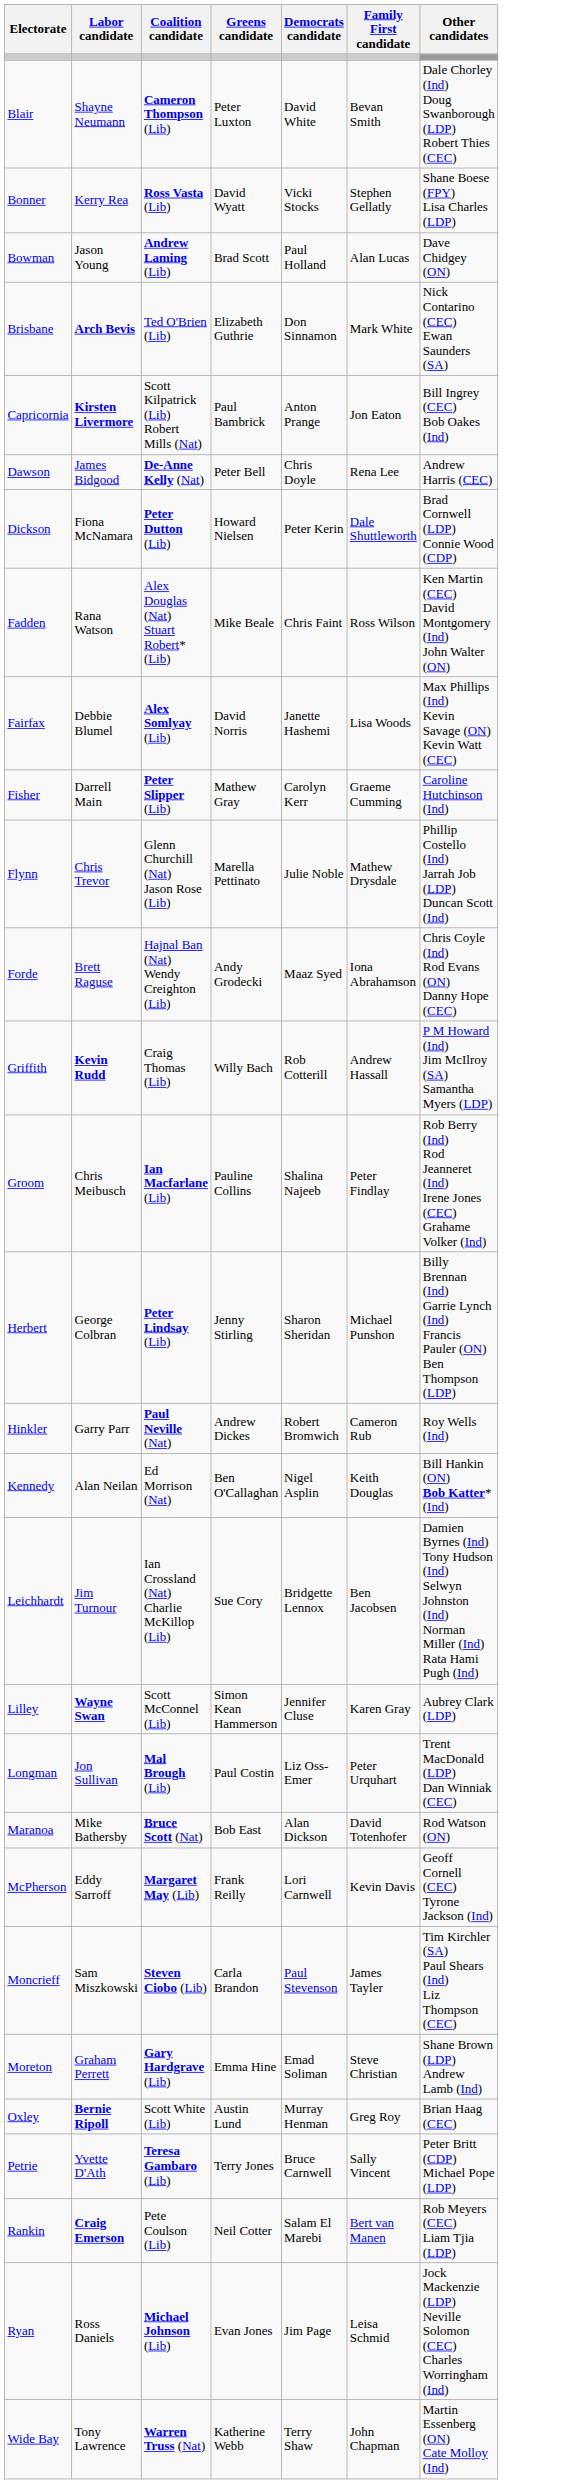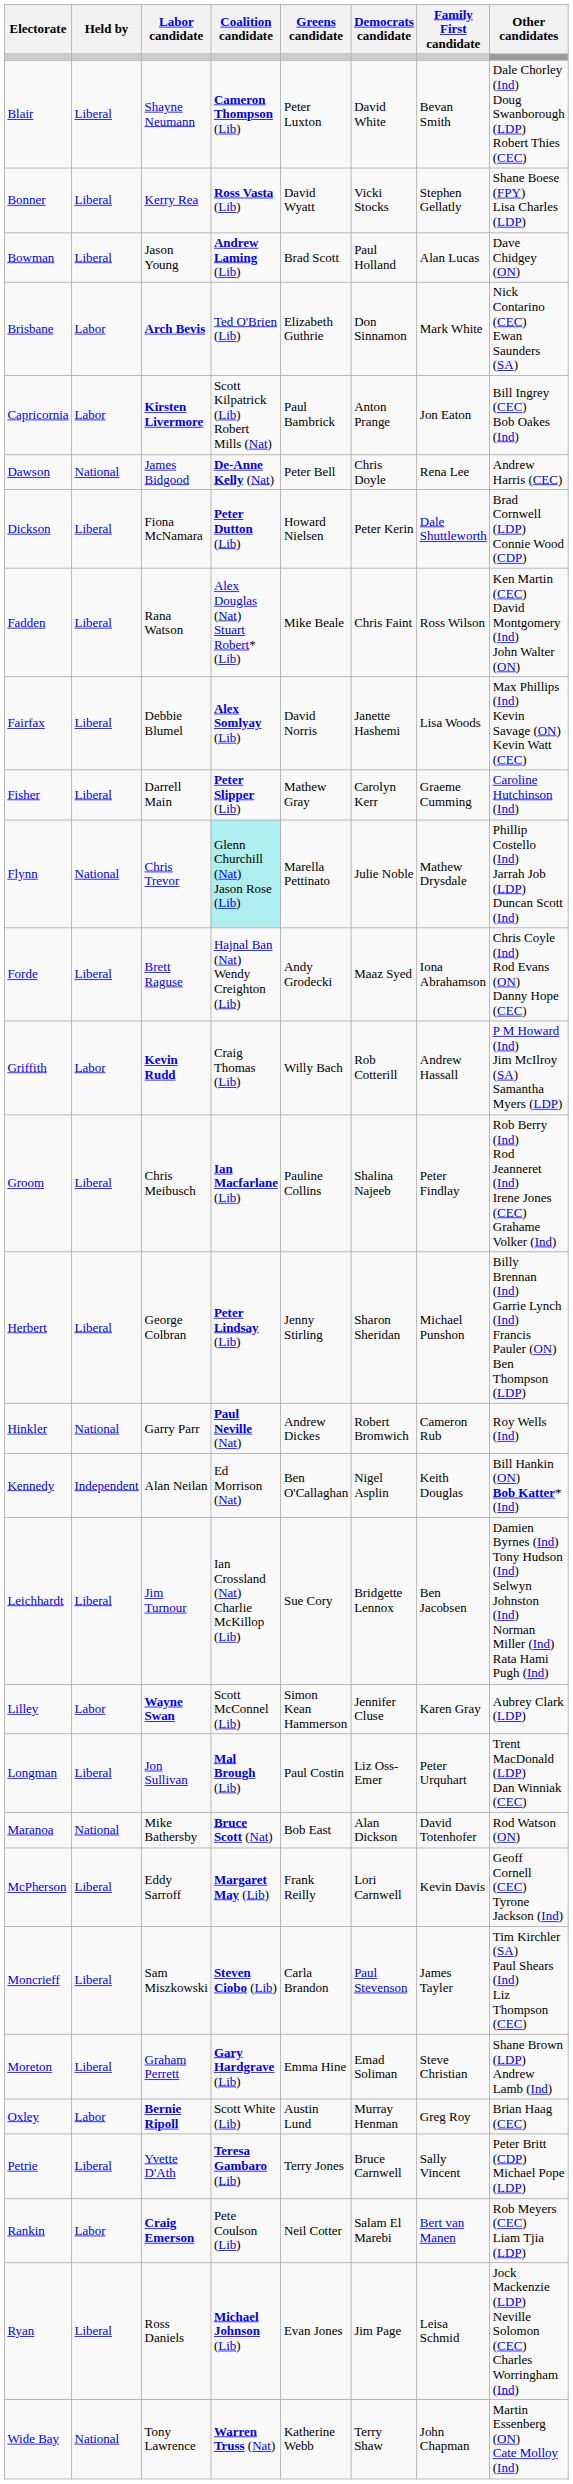+ column: (107, 29)
(173, 873) no background -> (243, 873) paleturquoise background
